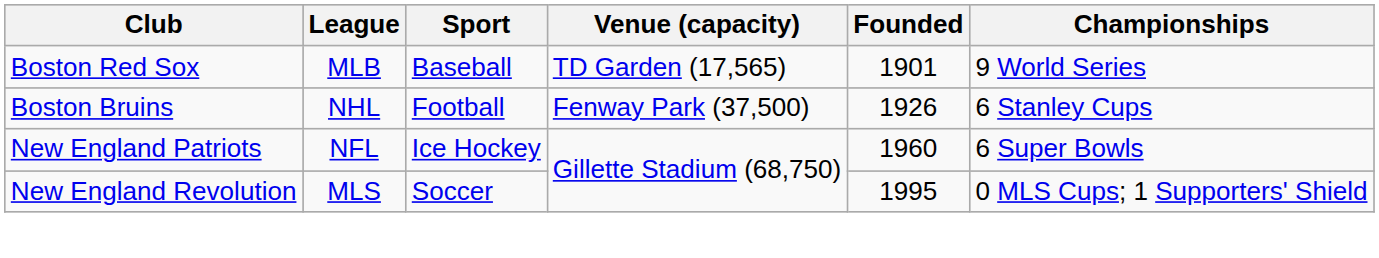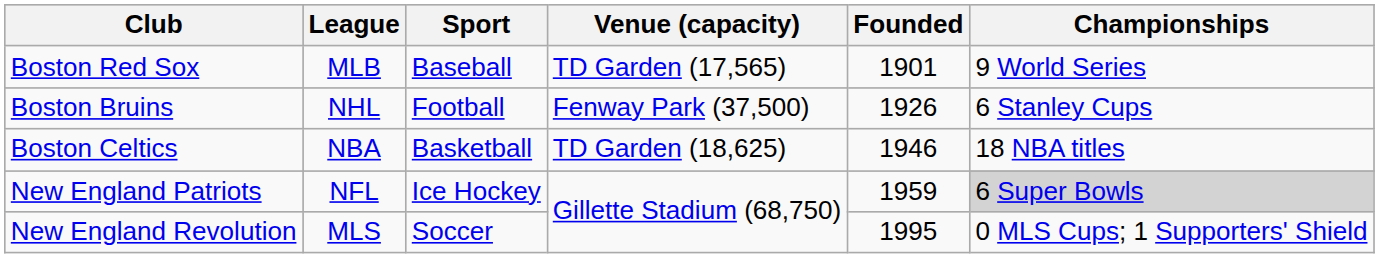+ row: (94, 149)
(908, 149) 1960 -> (908, 190) 1959
(1060, 149) no background -> (1060, 190) lightgrey background
